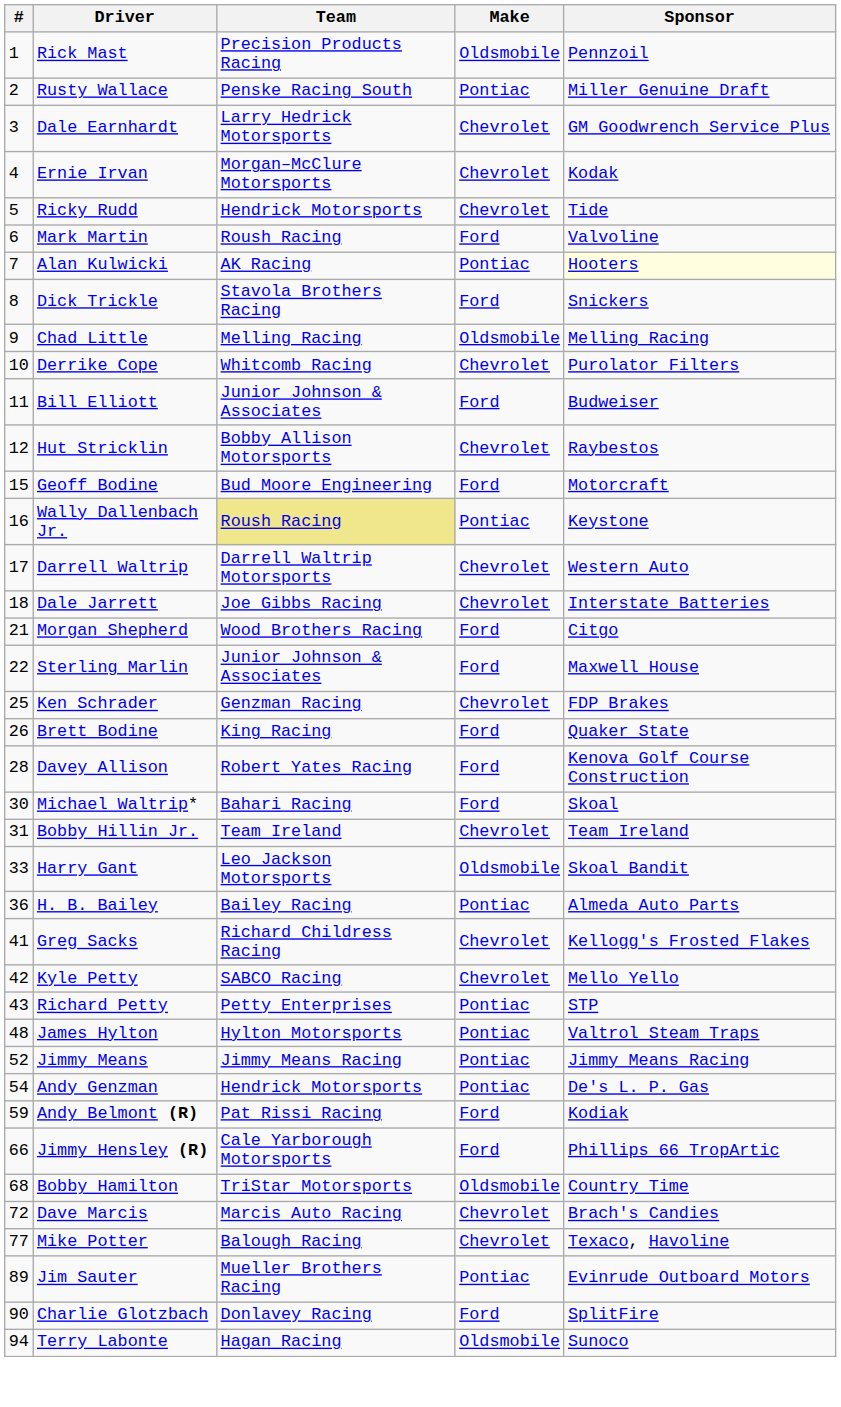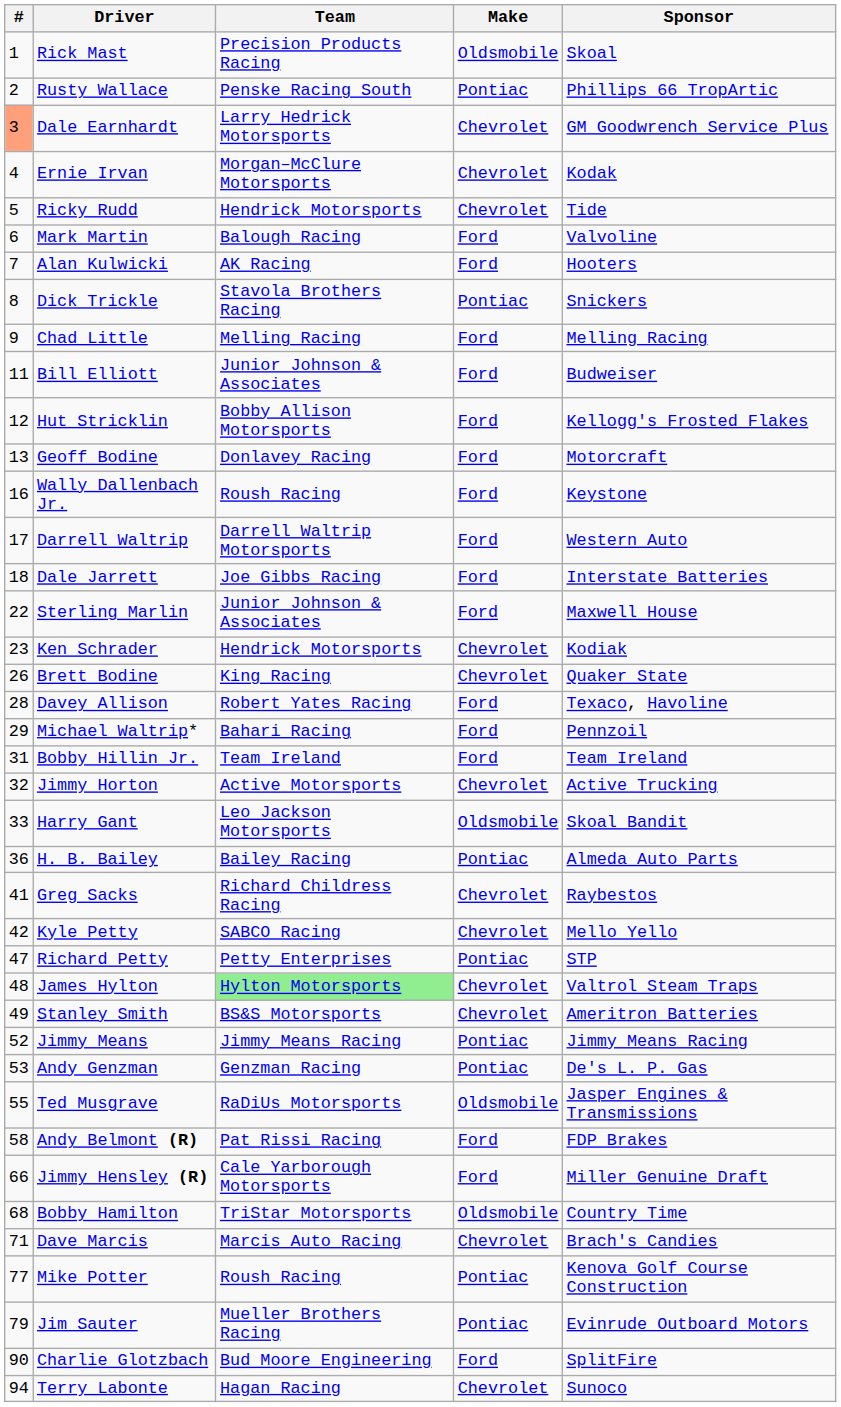(608, 55) Pennzoil -> (592, 55) Skoal
(669, 92) Miller Genuine Draft -> (672, 92) Phillips 66 TropArtic
(14, 128) no background -> (14, 128) lightsalmon background
(281, 238) Roush Racing -> (291, 238) Balough Racing
(494, 266) Pontiac -> (478, 266) Ford
(603, 266) lightyellow background -> (602, 266) no background
(479, 302) Ford -> (493, 302) Pontiac
(510, 339) Oldsmobile -> (478, 339) Ford
- row: (97, 366)
(505, 449) Chevrolet -> (478, 422) Ford
(613, 449) Raybestos -> (687, 422) Kellogg's Frosted Flakes
(19, 485) 15 -> (19, 458) 13
(326, 485) Bud Moore Engineering -> (296, 458) Donlavey Racing
(281, 522) khaki background -> (280, 495) no background
(494, 522) Pontiac -> (478, 495) Ford
(505, 568) Chevrolet -> (478, 541) Ford
(505, 605) Chevrolet -> (478, 578) Ford
- row: (113, 632)
(19, 705) 25 -> (19, 651) 23
(291, 705) Genzman Racing -> (321, 651) Hendrick Motorsports
(618, 705) FDP Brakes -> (597, 651) Kodiak
(479, 732) Ford -> (503, 678) Chevrolet
(659, 769) Kenova Golf Course Construction -> (647, 705) Texaco, Havoline
(19, 806) 30 -> (19, 732) 29
(593, 806) Skoal -> (607, 732) Pennzoil
(505, 833) Chevrolet -> (478, 759) Ford
+ row: (97, 786)
(689, 943) Kellogg's Frosted Flakes -> (612, 896) Raybestos
(19, 1006) 43 -> (19, 960) 47
(311, 1033) no background -> (311, 987) lightgreen background
(494, 1033) Pontiac -> (503, 987) Chevrolet
+ row: (102, 1014)
(19, 1088) 54 -> (19, 1069) 53
(321, 1088) Hendrick Motorsports -> (291, 1069) Genzman Racing
+ row: (97, 1105)
(19, 1115) 59 -> (19, 1142) 58
(598, 1115) Kodiak -> (617, 1142) FDP Brakes
(674, 1151) Phillips 66 TropArtic -> (667, 1178) Miller Genuine Draft
(19, 1215) 72 -> (19, 1242) 71
(291, 1242) Balough Racing -> (280, 1279) Roush Racing
(505, 1242) Chevrolet -> (493, 1279) Pontiac
(649, 1242) Texaco, Havoline -> (657, 1279) Kenova Golf Course Construction
(19, 1279) 89 -> (19, 1325) 79
(296, 1316) Donlavey Racing -> (326, 1362) Bud Moore Engineering
(510, 1343) Oldsmobile -> (503, 1389) Chevrolet
